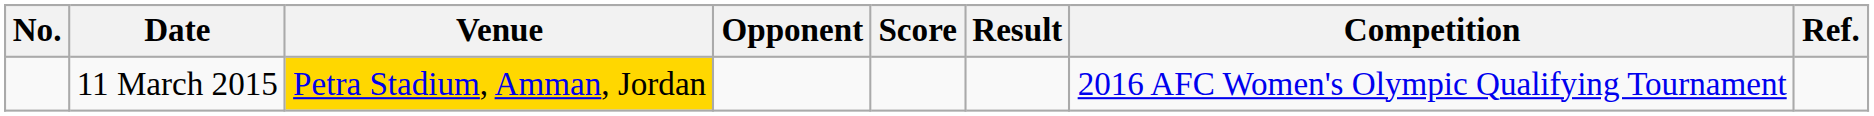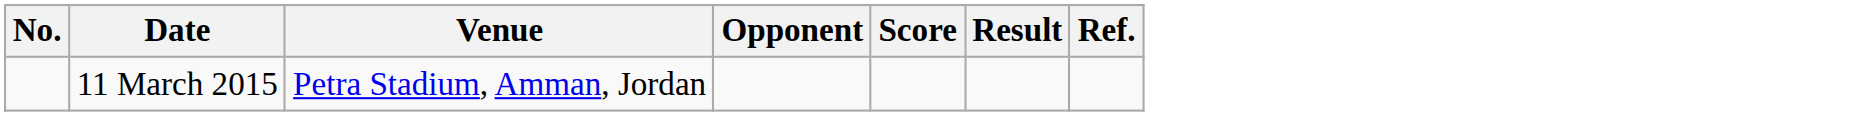- column: (1432, 30)
(500, 83) gold background -> (500, 83) no background
